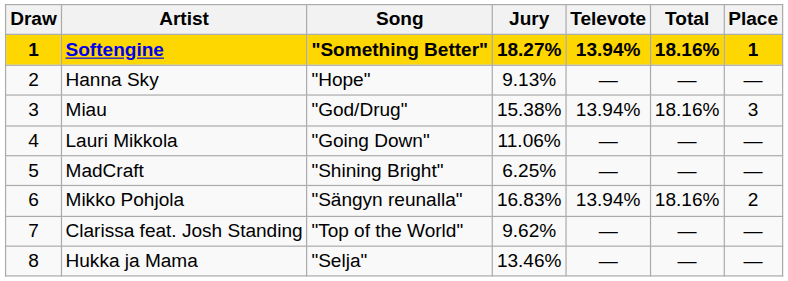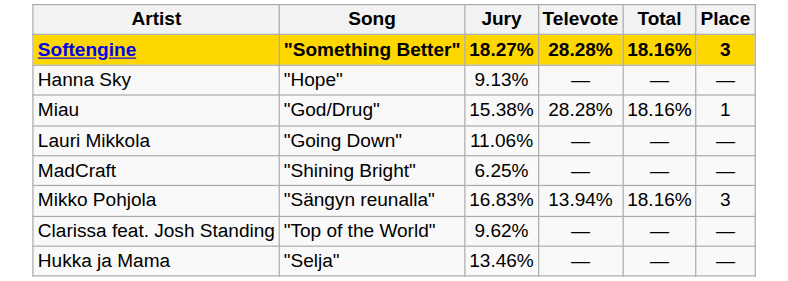- column: (33, 19)
(608, 49) 13.94% -> (580, 49) 28.28%
(753, 49) 1 -> (725, 49) 3
(608, 110) 13.94% -> (580, 110) 28.28%
(753, 110) 3 -> (725, 110) 1
(753, 200) 2 -> (725, 200) 3
